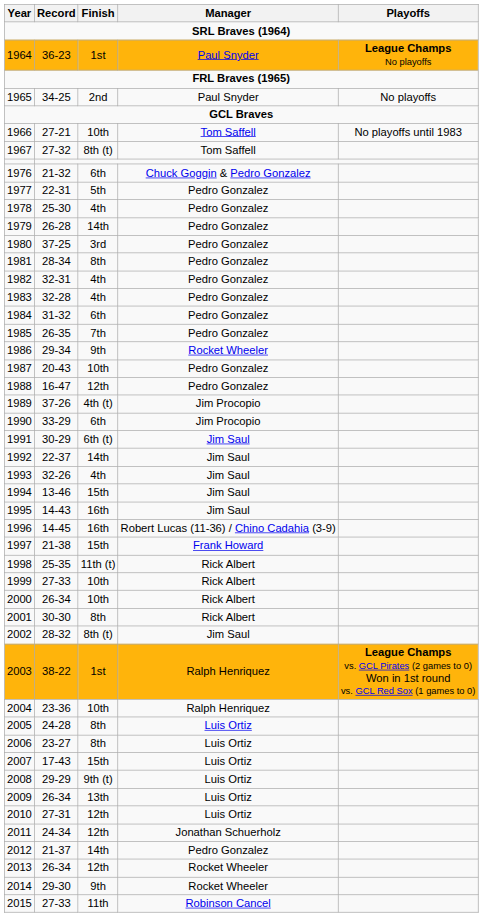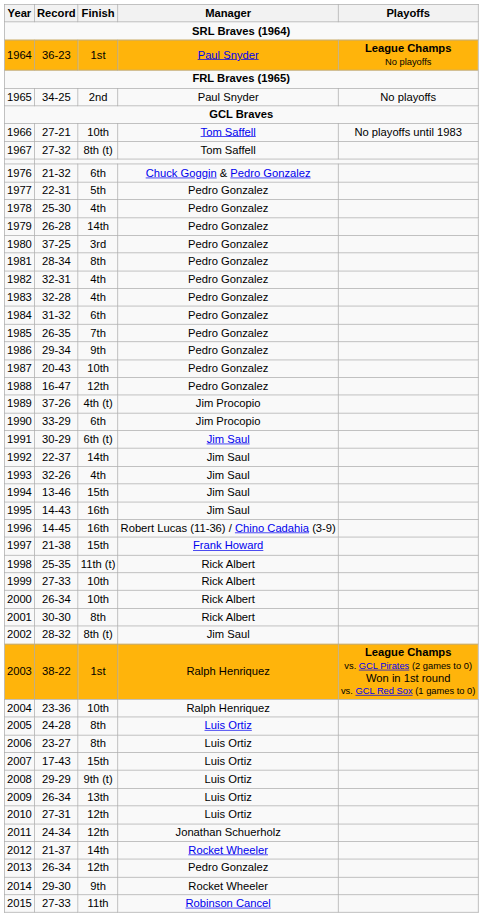(228, 350) Rocket Wheeler -> (228, 350) Pedro Gonzalez
(228, 850) Pedro Gonzalez -> (228, 850) Rocket Wheeler
(228, 868) Rocket Wheeler -> (228, 868) Pedro Gonzalez
